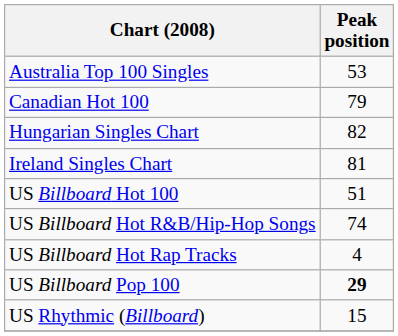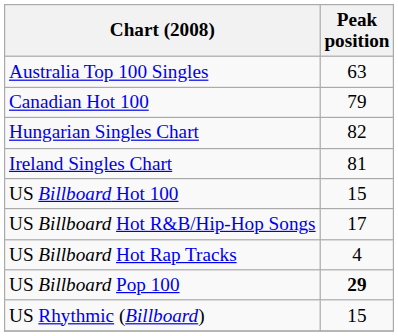(357, 71) 53 -> (357, 71) 63
(357, 193) 51 -> (357, 193) 15
(357, 224) 74 -> (357, 224) 17
